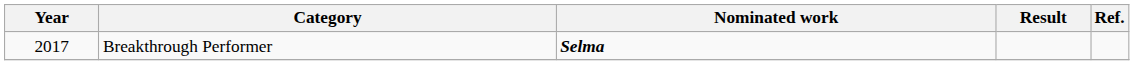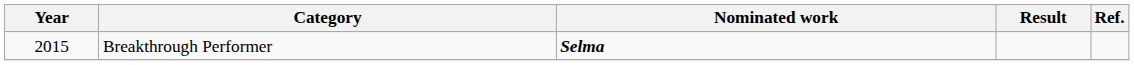(52, 45) 2017 -> (52, 45) 2015
